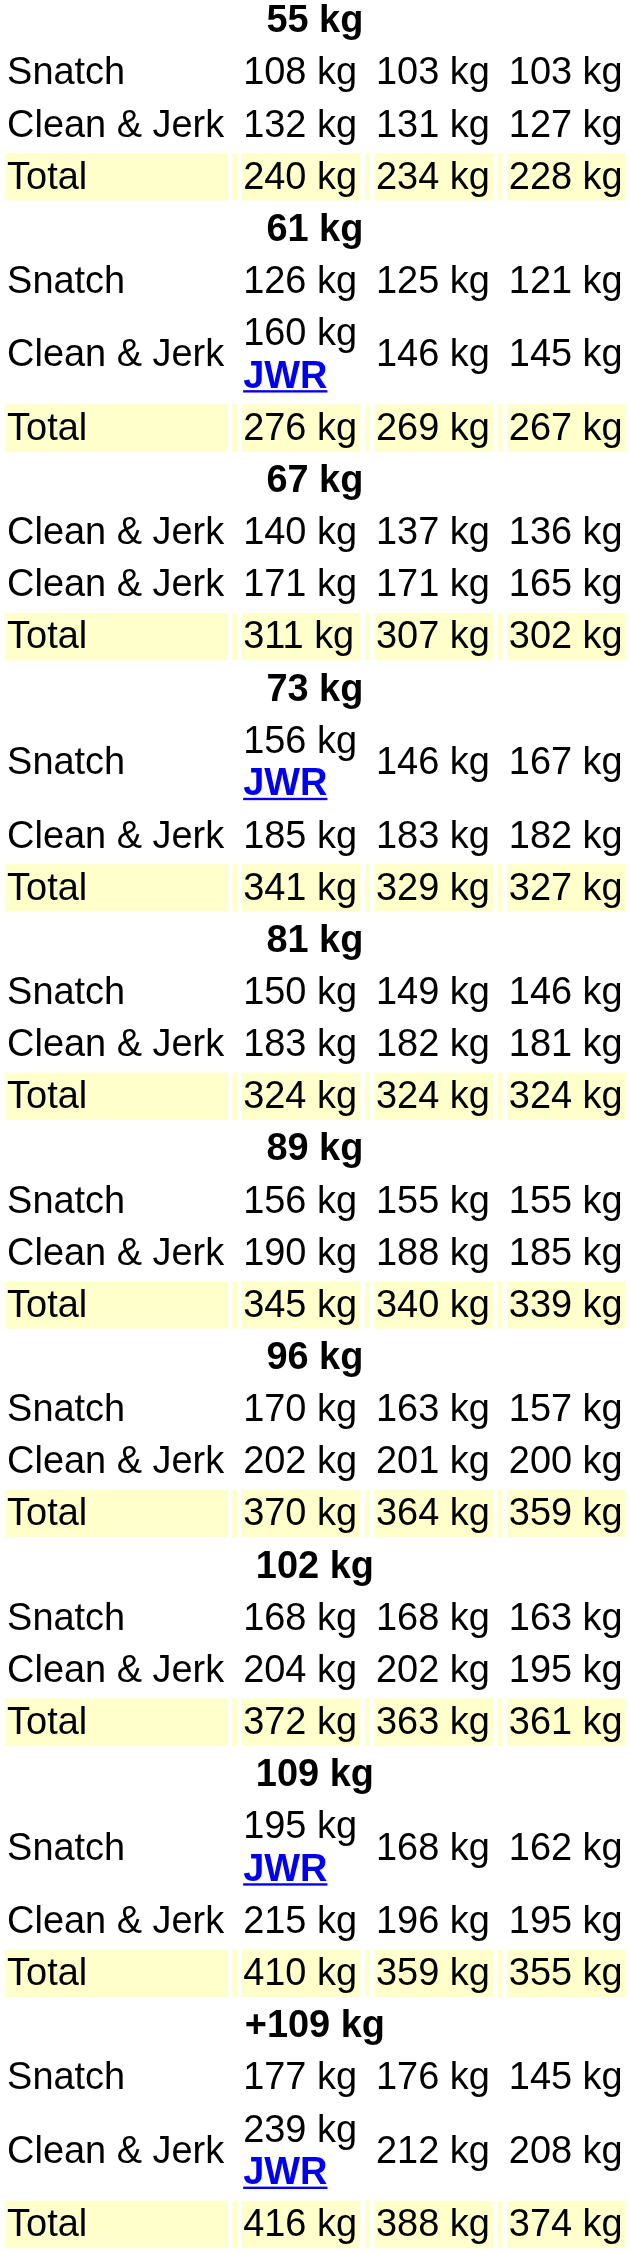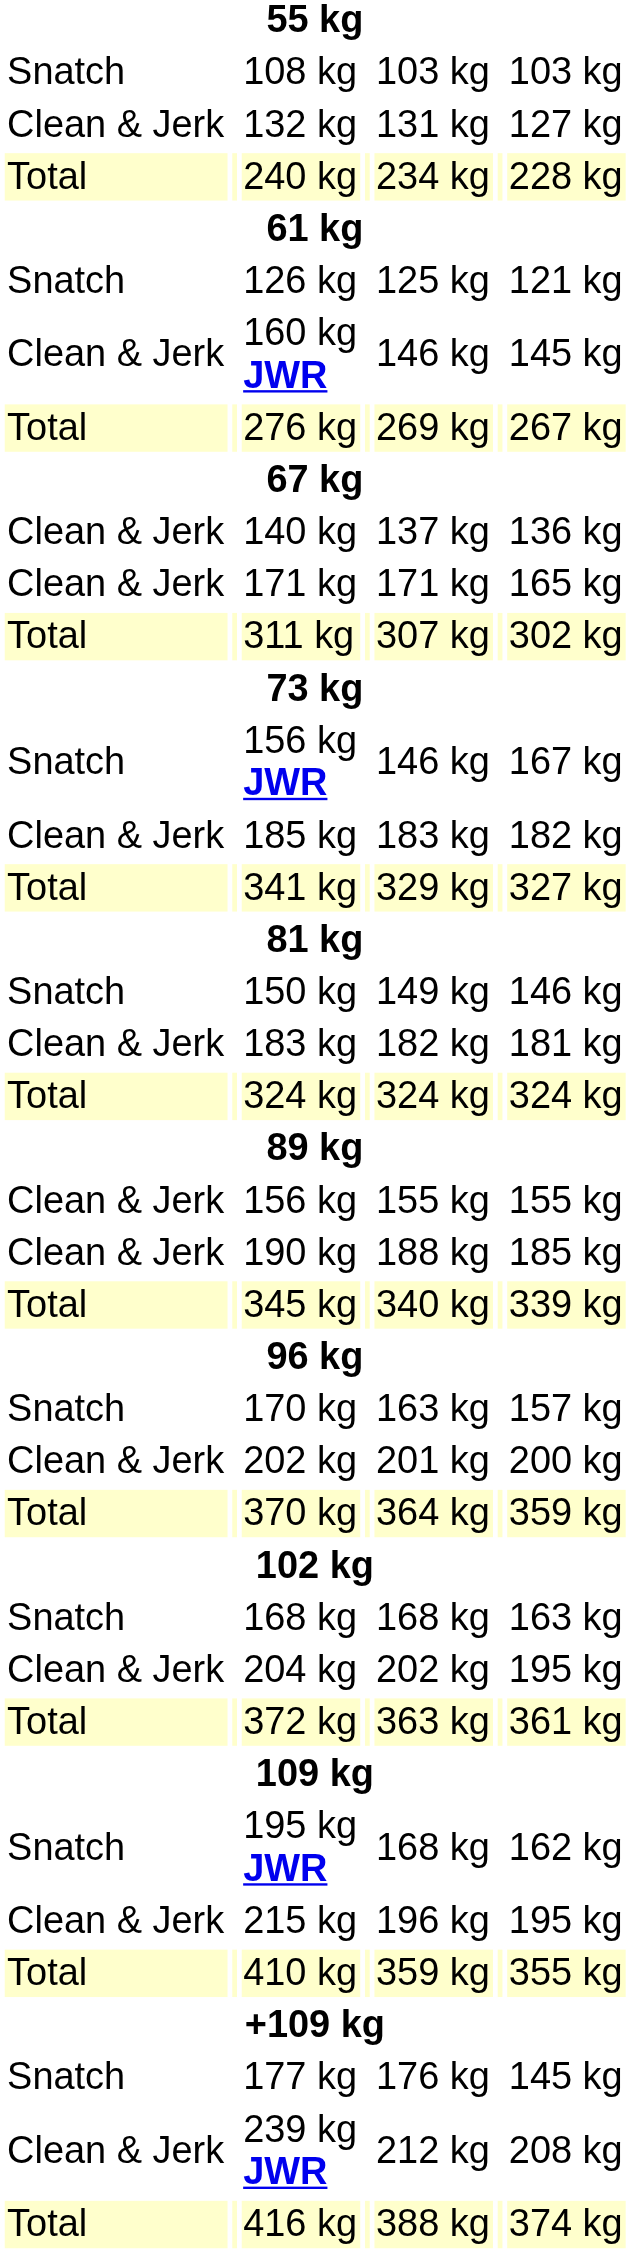(66, 1200) Snatch -> (116, 1200) Clean & Jerk
